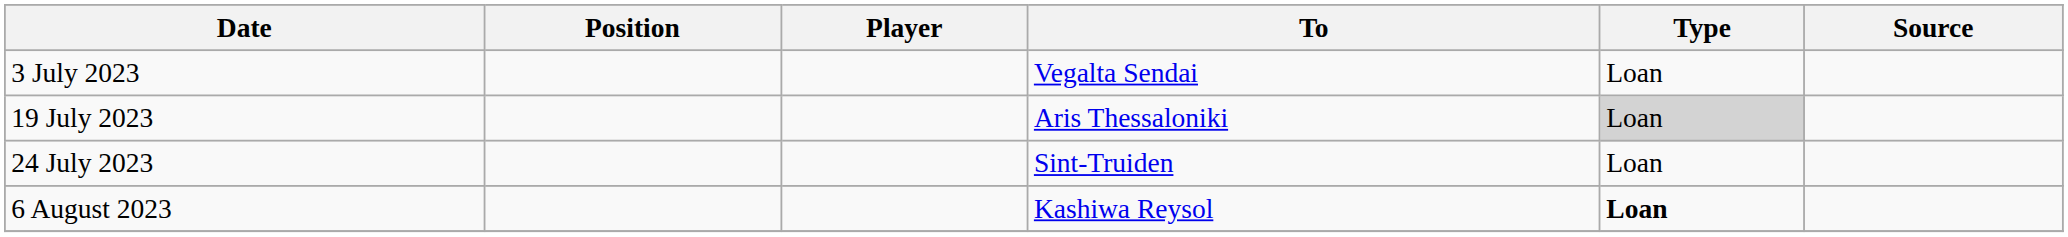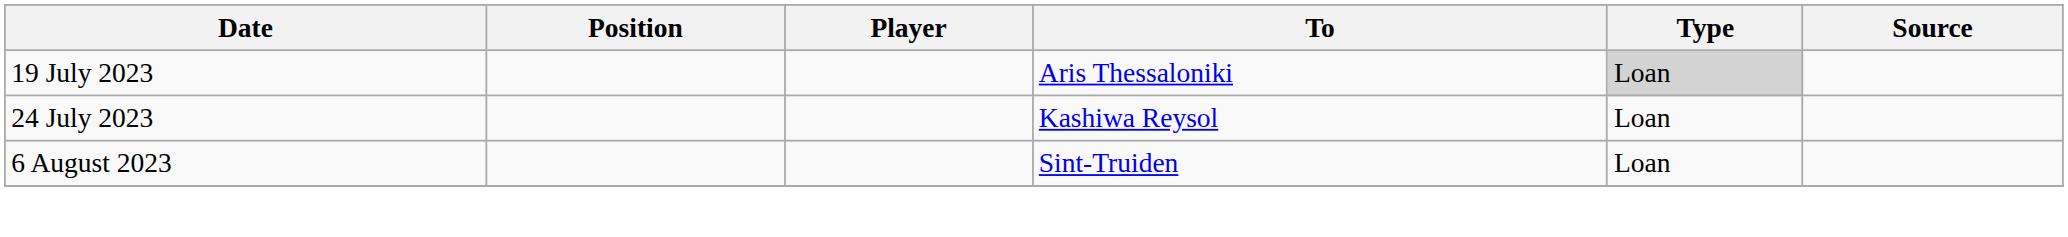- row: (75, 72)
(1104, 163) Sint-Truiden -> (1129, 118) Kashiwa Reysol
(1124, 208) Kashiwa Reysol -> (1109, 163) Sint-Truiden
(1637, 208) bold -> (1642, 163) normal
